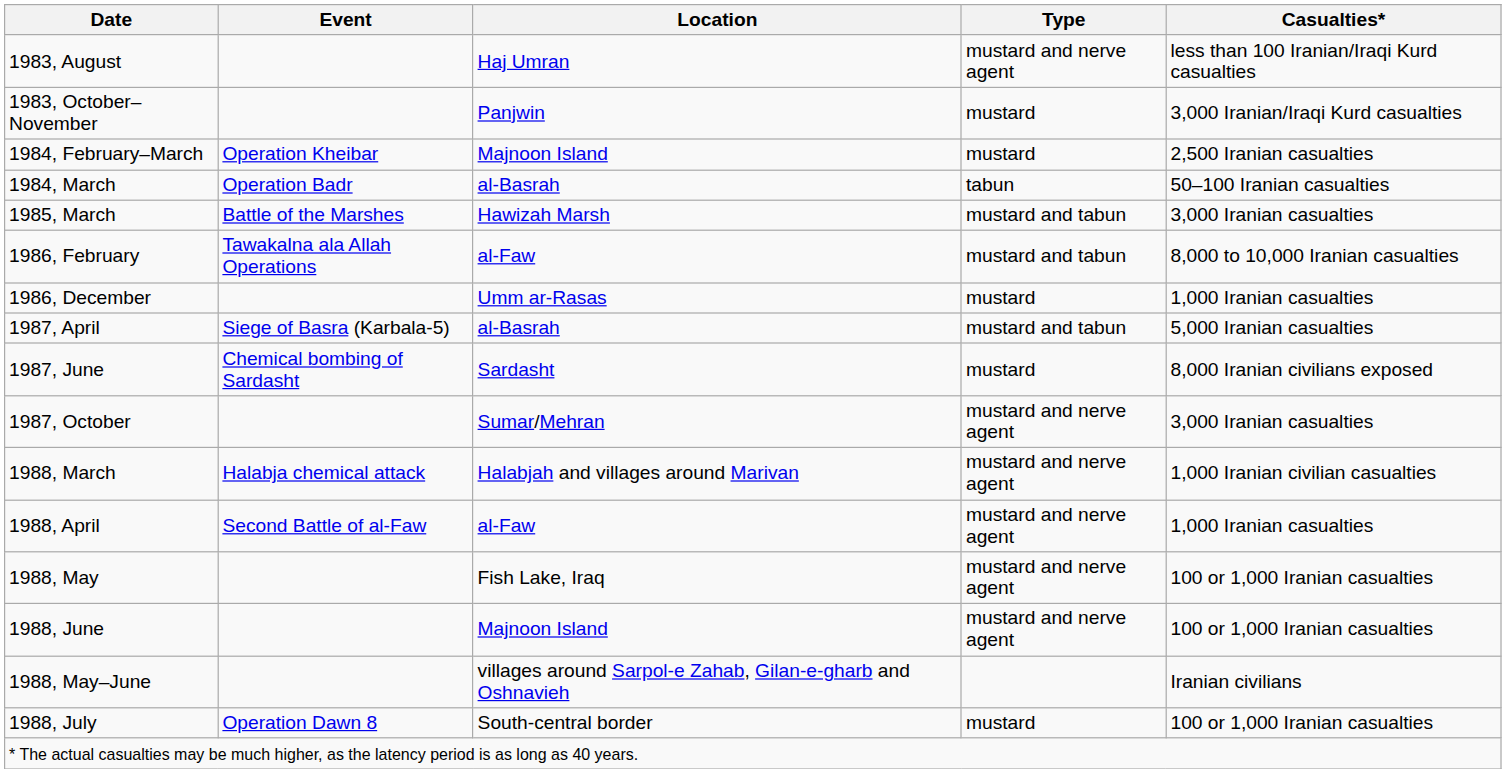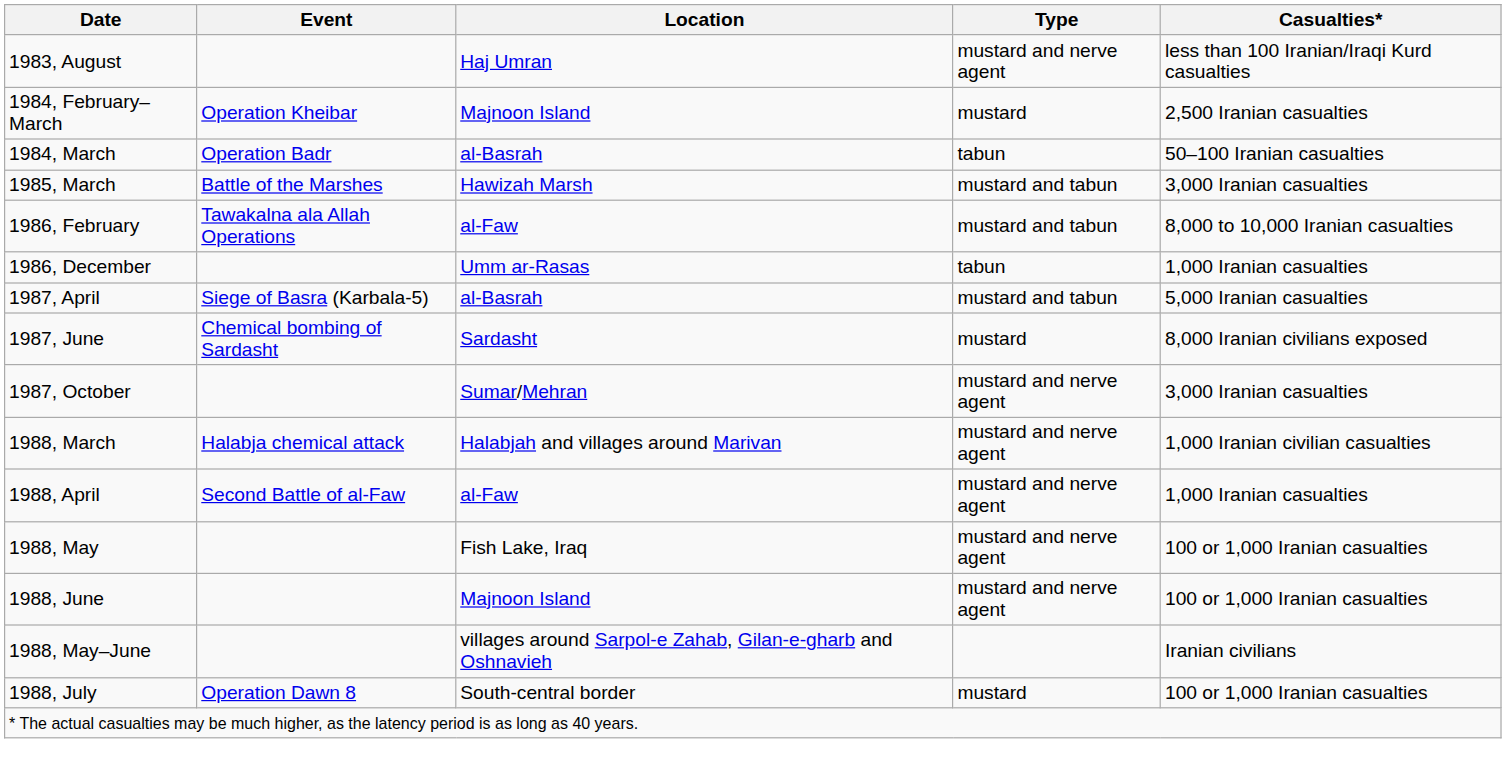- row: (75, 113)
(1001, 297) mustard -> (981, 267) tabun
